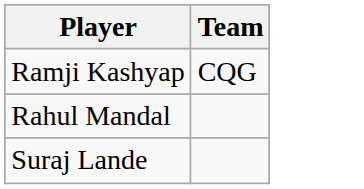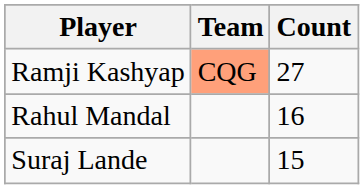+ column: (314, 26)
(227, 71) no background -> (227, 71) lightsalmon background
